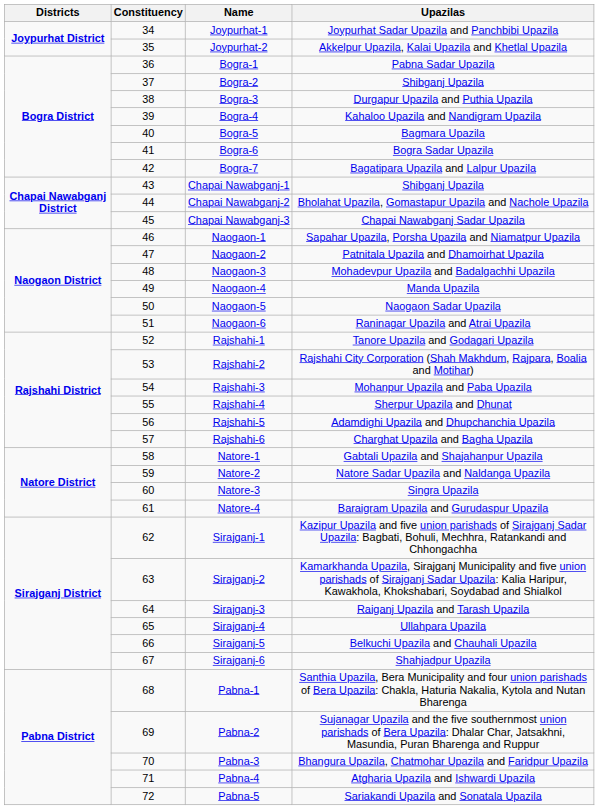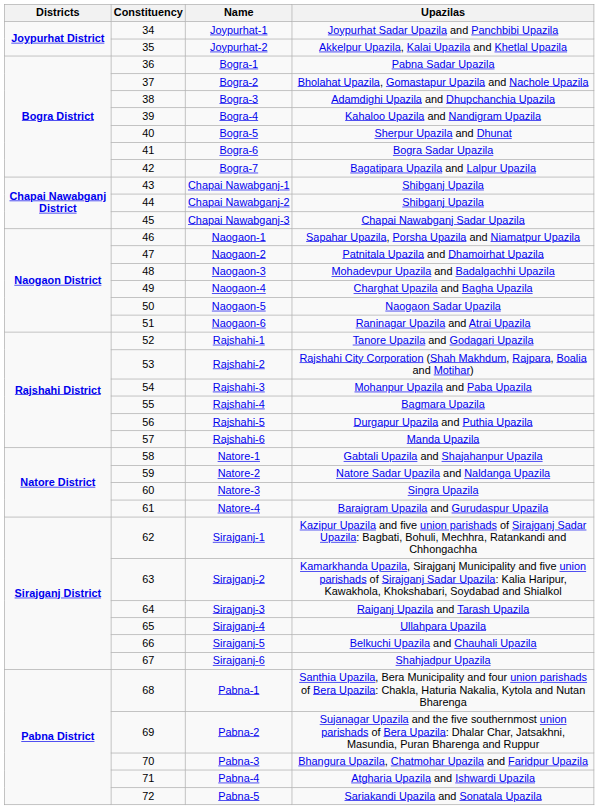(443, 82) Shibganj Upazila -> (443, 82) Bholahat Upazila, Gomastapur Upazila and Nachole Upazila
(443, 99) Durgapur Upazila and Puthia Upazila -> (443, 99) Adamdighi Upazila and Dhupchanchia Upazila
(443, 133) Bagmara Upazila -> (443, 133) Sherpur Upazila and Dhunat
(443, 202) Bholahat Upazila, Gomastapur Upazila and Nachole Upazila -> (443, 202) Shibganj Upazila
(443, 289) Manda Upazila -> (443, 289) Charghat Upazila and Bagha Upazila
(443, 404) Sherpur Upazila and Dhunat -> (443, 404) Bagmara Upazila
(443, 422) Adamdighi Upazila and Dhupchanchia Upazila -> (443, 422) Durgapur Upazila and Puthia Upazila
(443, 439) Charghat Upazila and Bagha Upazila -> (443, 439) Manda Upazila
